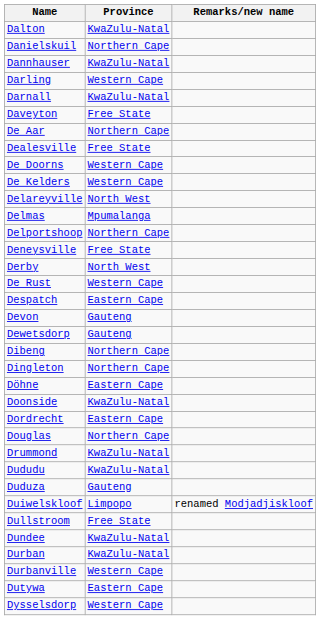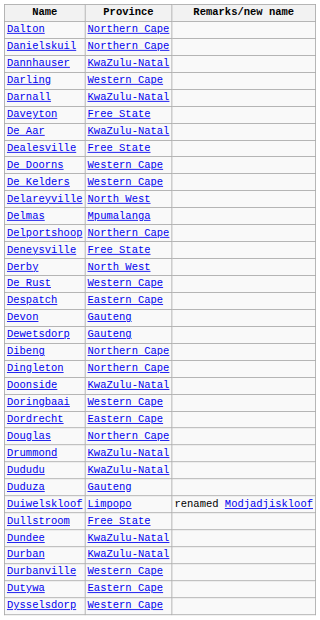(128, 30) KwaZulu-Natal -> (128, 30) Northern Cape
(128, 132) Northern Cape -> (128, 132) KwaZulu-Natal
- row: (23, 386)
+ row: (38, 403)
